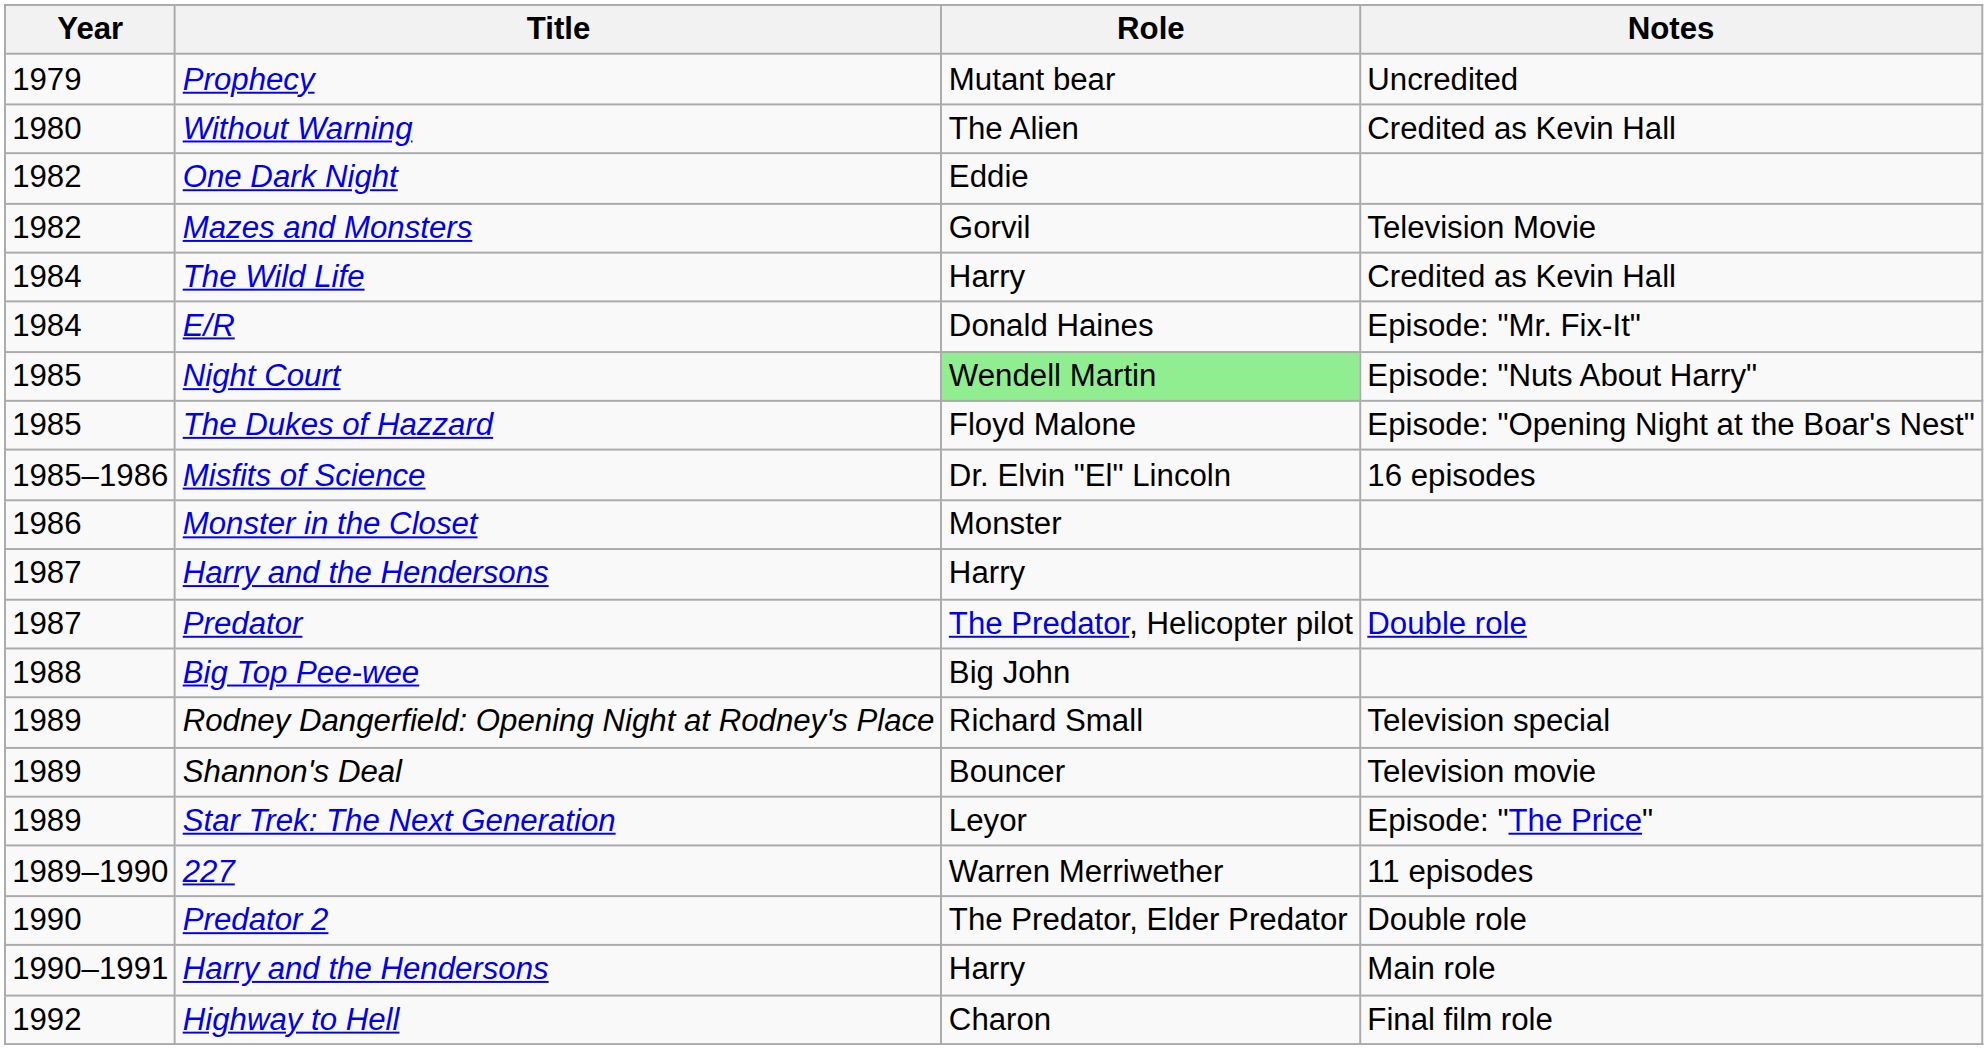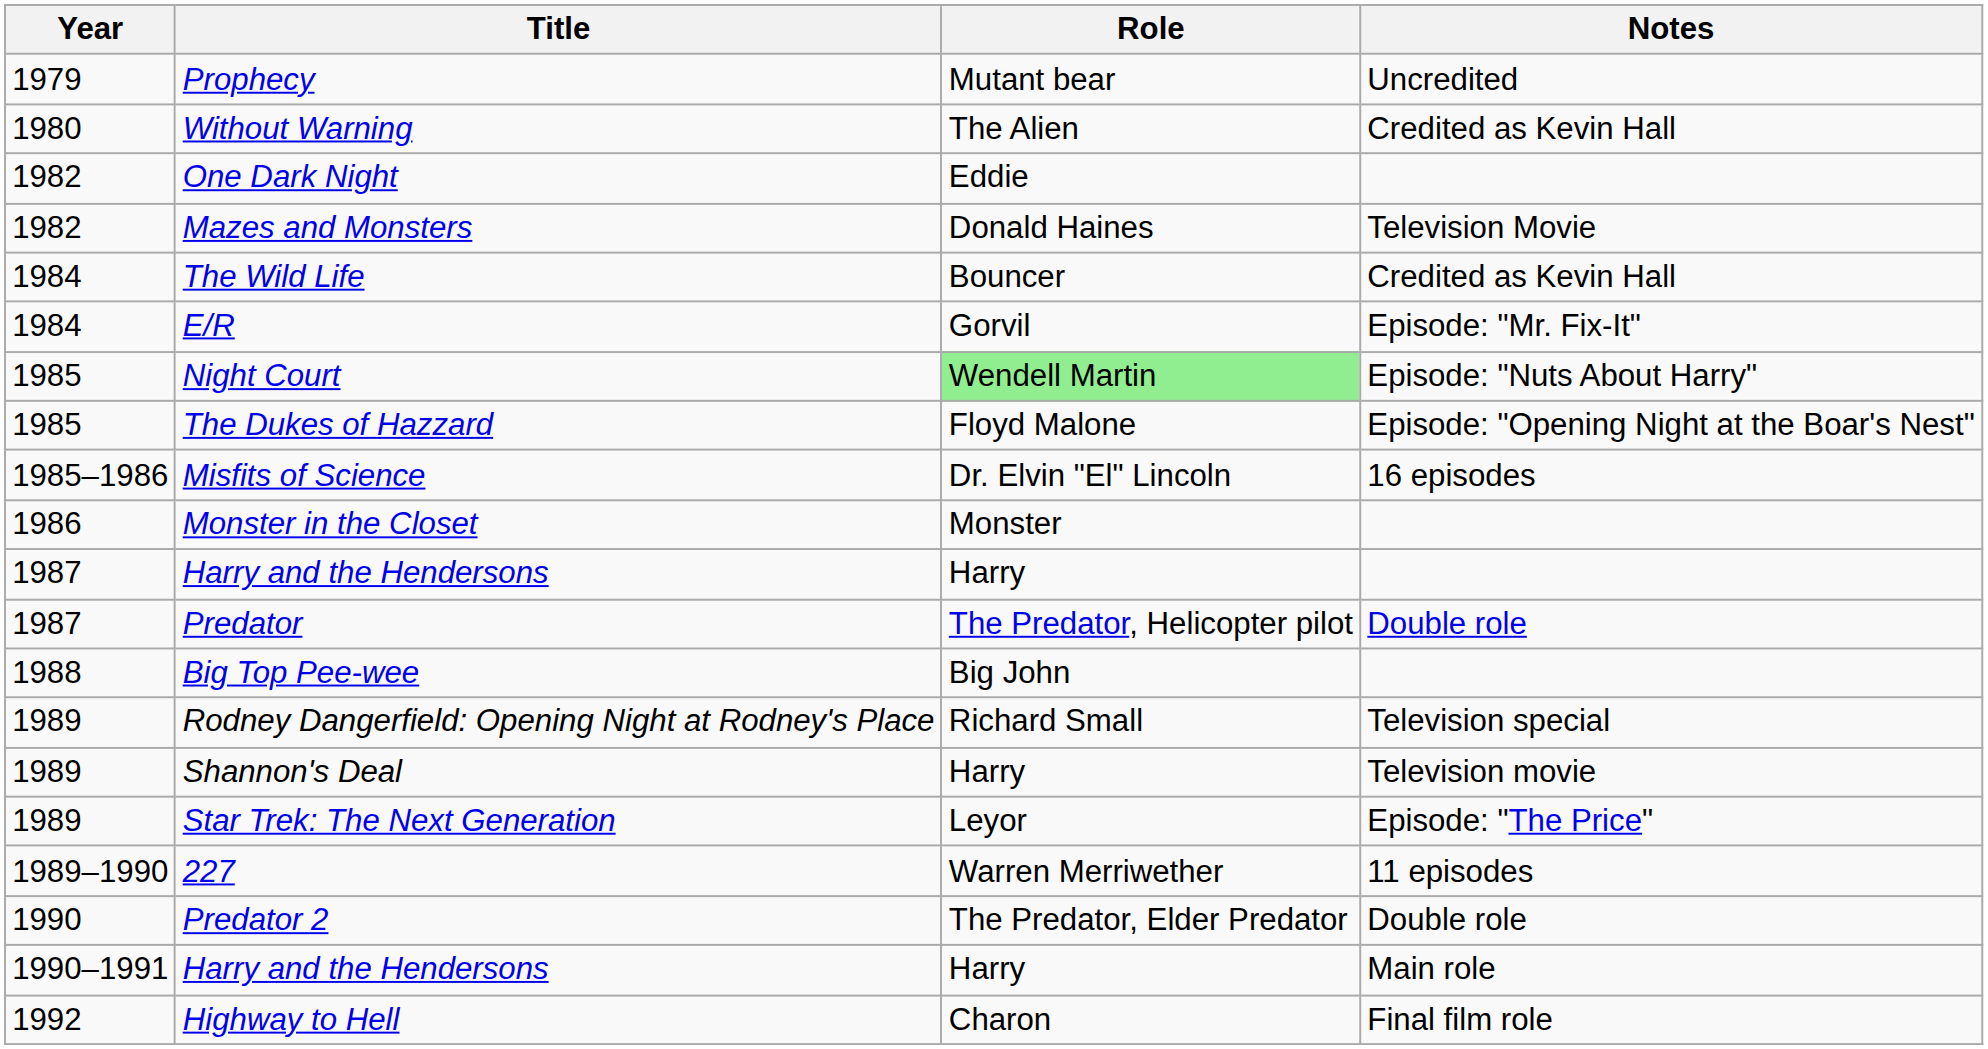(990, 227) Gorvil -> (1051, 227) Donald Haines
(987, 276) Harry -> (1007, 276) Bouncer
(1051, 326) Donald Haines -> (990, 326) Gorvil
(1007, 771) Bouncer -> (987, 771) Harry
